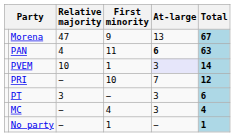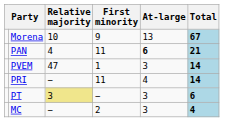(64, 37) 47 -> (53, 37) 10
(206, 51) 63 -> (195, 51) 21
(64, 66) 10 -> (53, 66) 47
(156, 66) lavender background -> (145, 66) no background
(111, 80) 10 -> (100, 80) 11
(156, 80) 7 -> (145, 80) 4
(206, 80) 12 -> (195, 80) 14
(61, 95) no background -> (50, 95) khaki background
(108, 110) 4 -> (98, 110) 2
- row: (32, 124)
